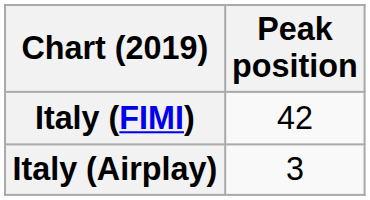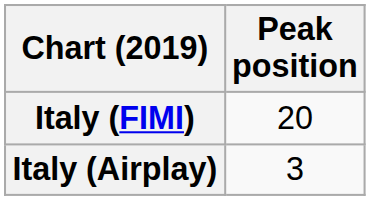(295, 117) 42 -> (295, 117) 20
